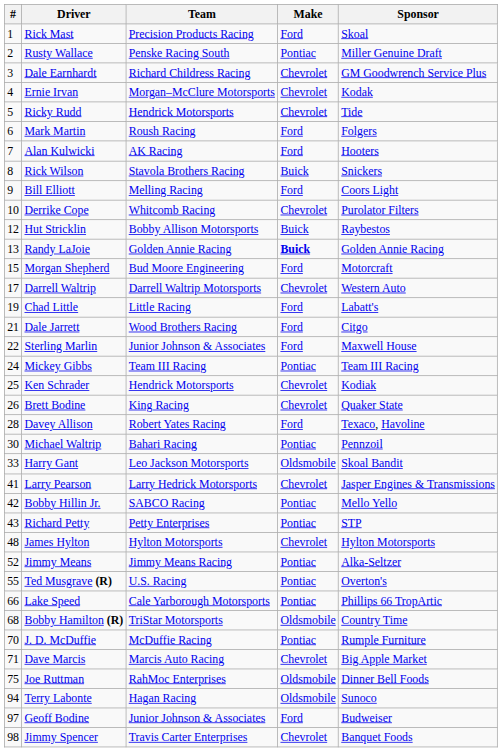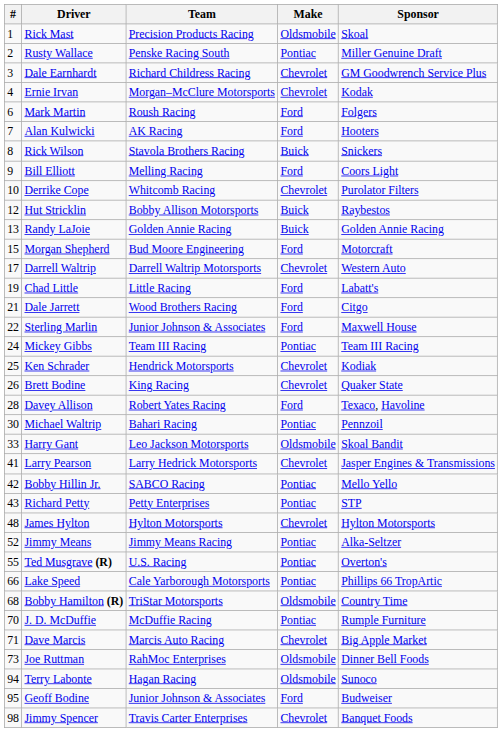(292, 34) Ford -> (308, 34) Oldsmobile
- row: (53, 112)
(295, 249) bold -> (295, 229) normal
(13, 679) 75 -> (13, 659) 73
(13, 718) 97 -> (13, 698) 95
